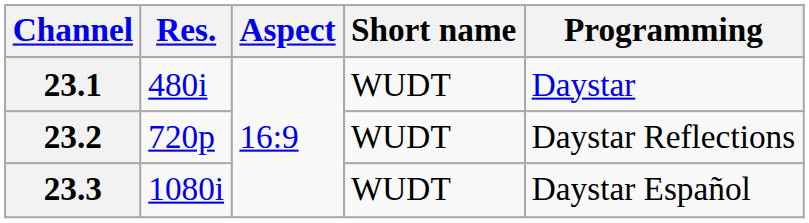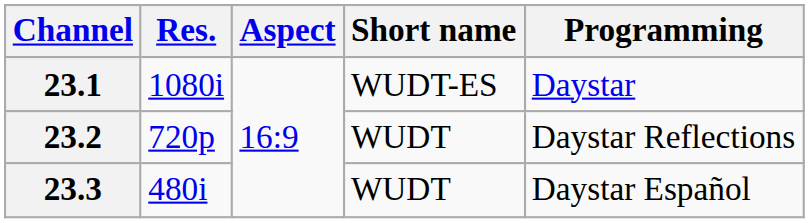(178, 83) 480i -> (186, 83) 1080i
(401, 83) WUDT -> (424, 83) WUDT-ES
(186, 189) 1080i -> (178, 189) 480i
